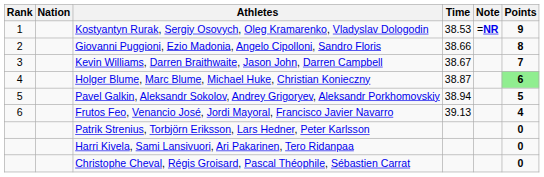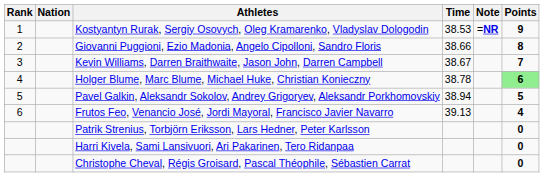(458, 79) 38.87 -> (458, 79) 38.78
